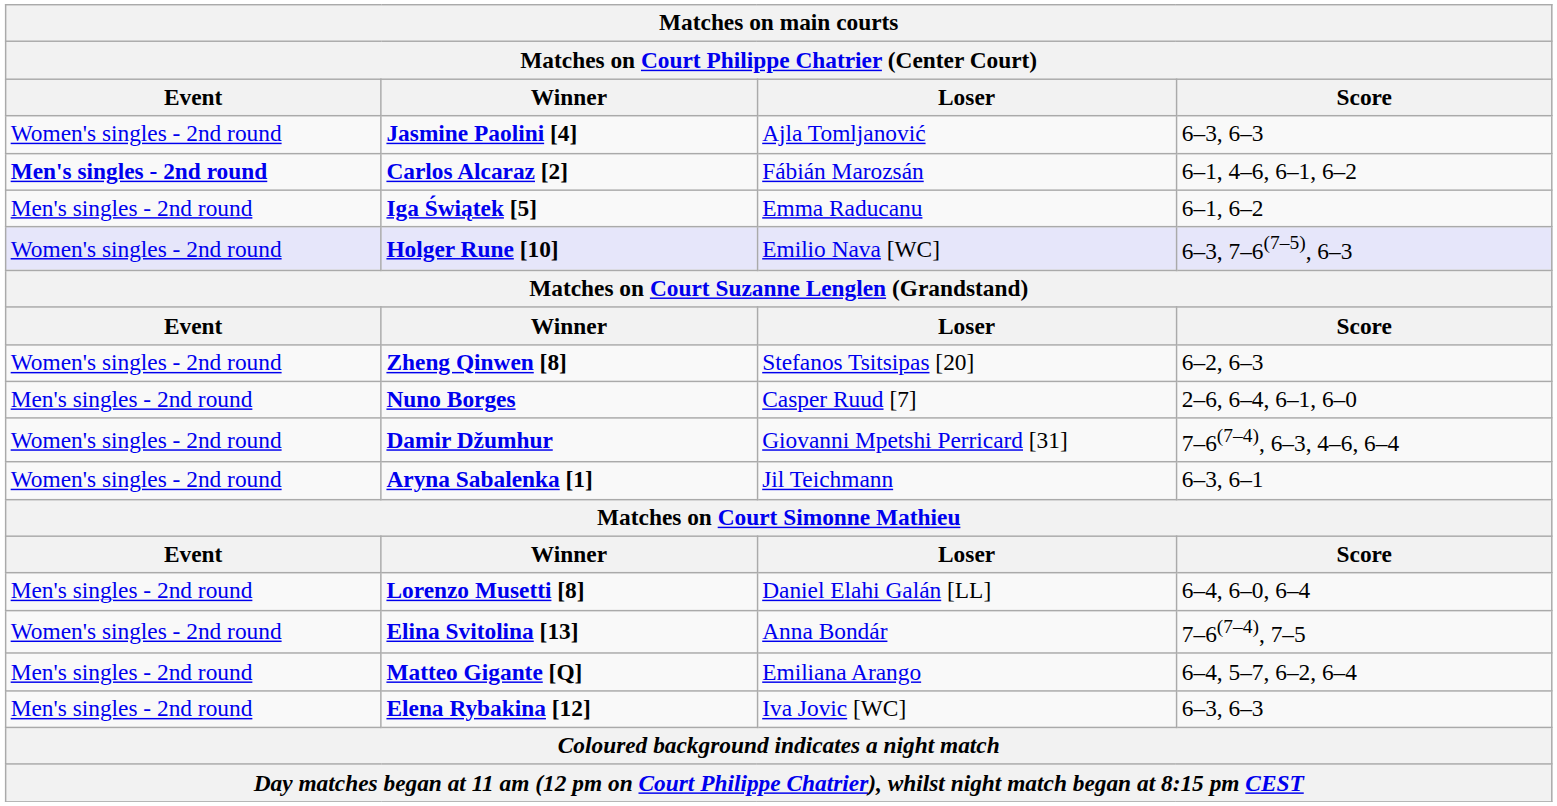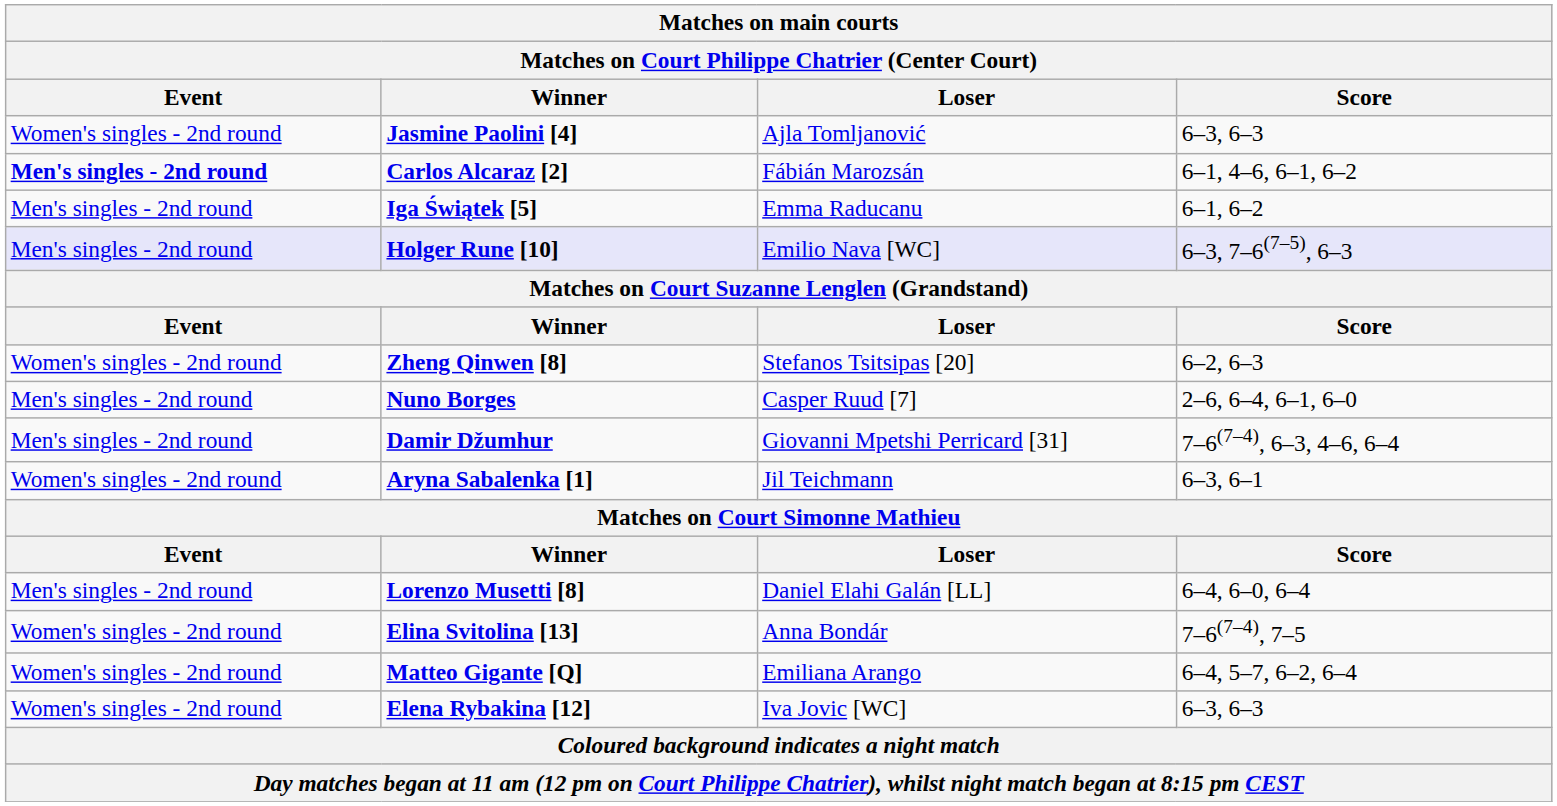(146, 248) Women's singles - 2nd round -> (132, 248) Men's singles - 2nd round
(146, 440) Women's singles - 2nd round -> (132, 440) Men's singles - 2nd round
(132, 671) Men's singles - 2nd round -> (146, 671) Women's singles - 2nd round
(132, 708) Men's singles - 2nd round -> (146, 708) Women's singles - 2nd round
